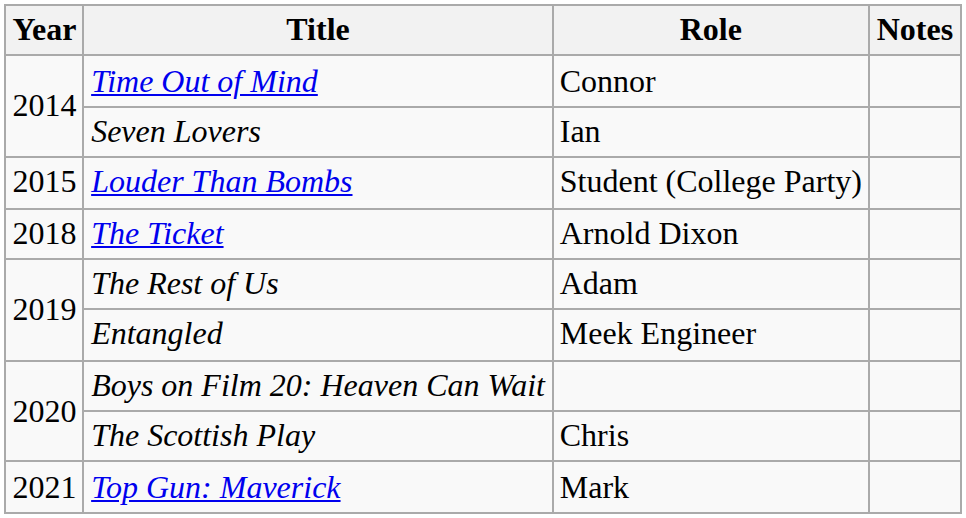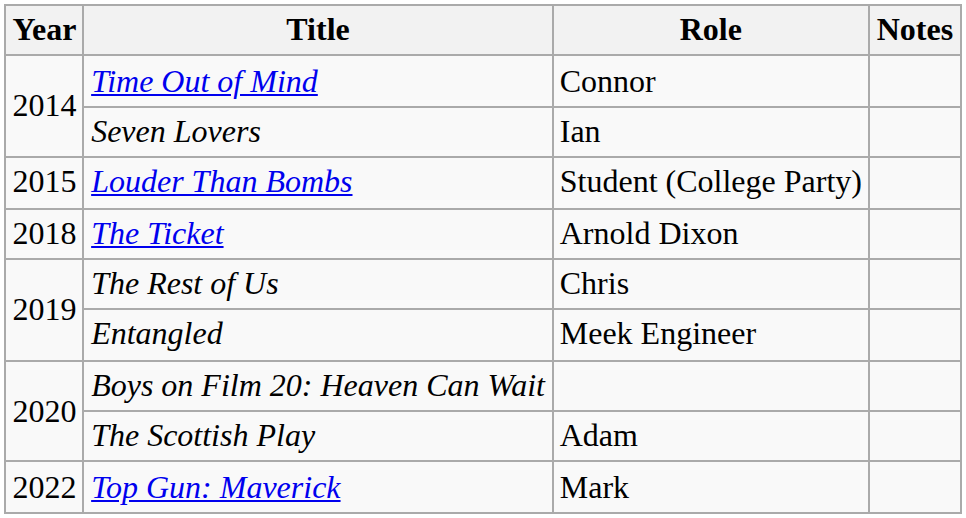(599, 283) Adam -> (594, 283) Chris
(594, 435) Chris -> (599, 435) Adam
(44, 486) 2021 -> (44, 486) 2022
